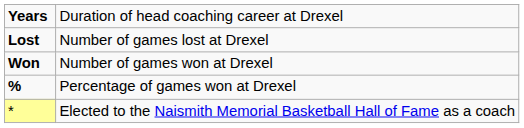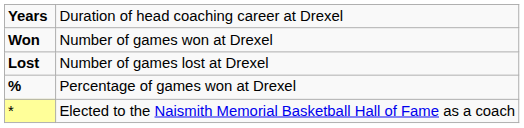rows swapped: (24, 63) <-> (24, 39)
